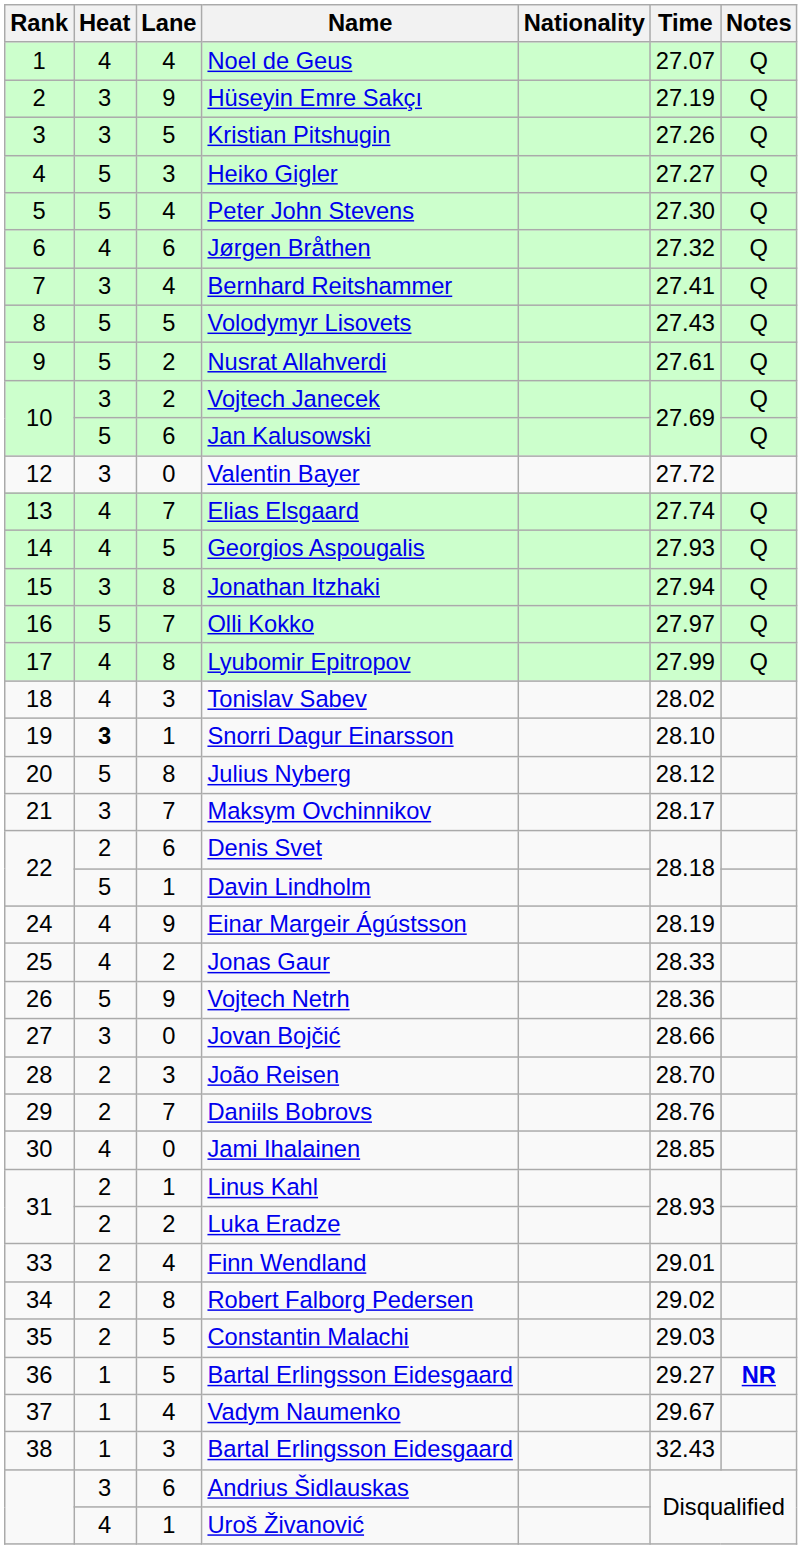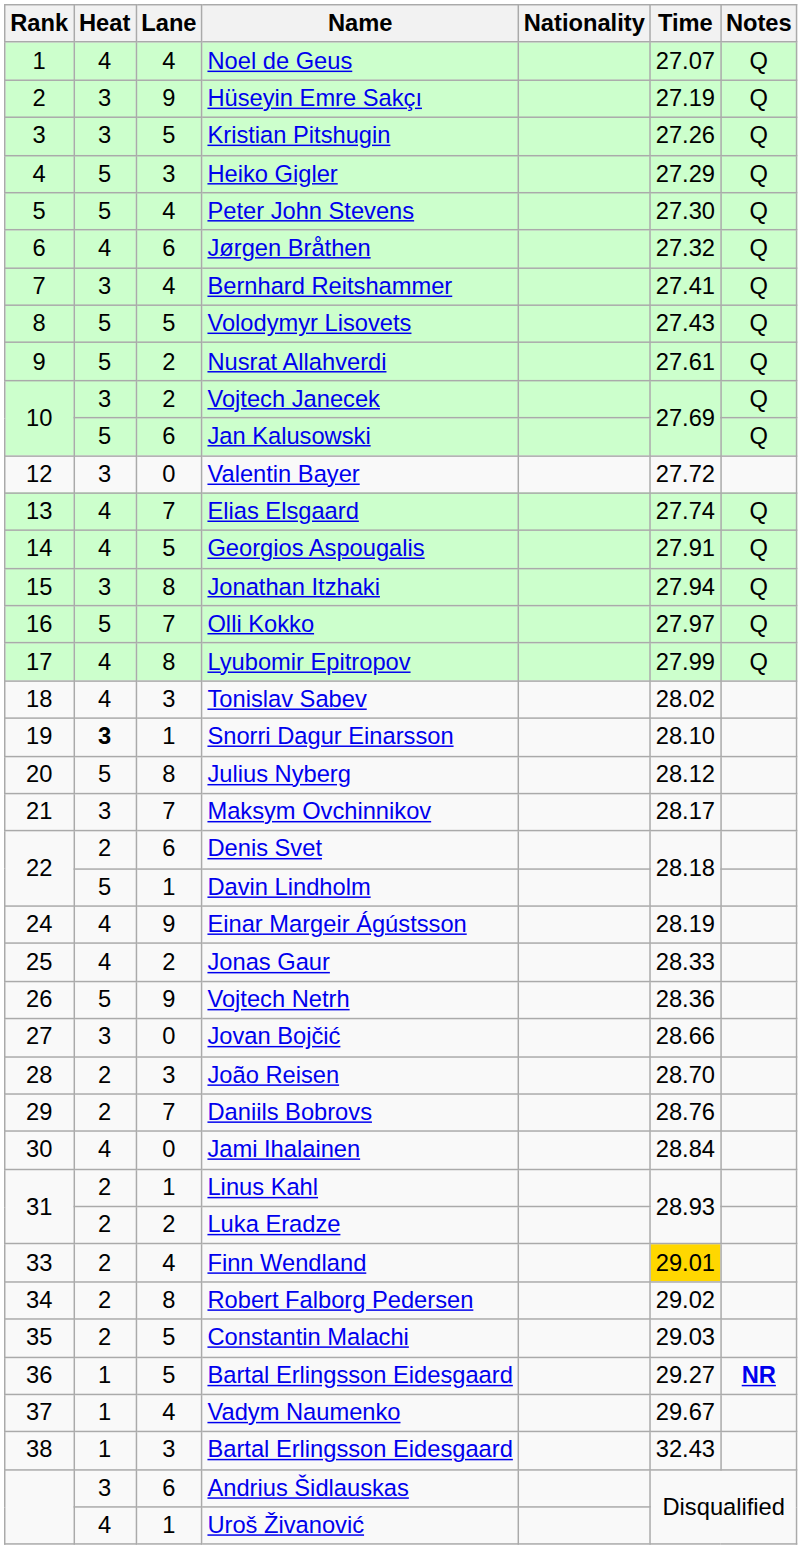(685, 173) 27.27 -> (685, 173) 27.29
(685, 549) 27.93 -> (685, 549) 27.91
(685, 1149) 28.85 -> (685, 1149) 28.84
(685, 1262) no background -> (685, 1262) gold background
